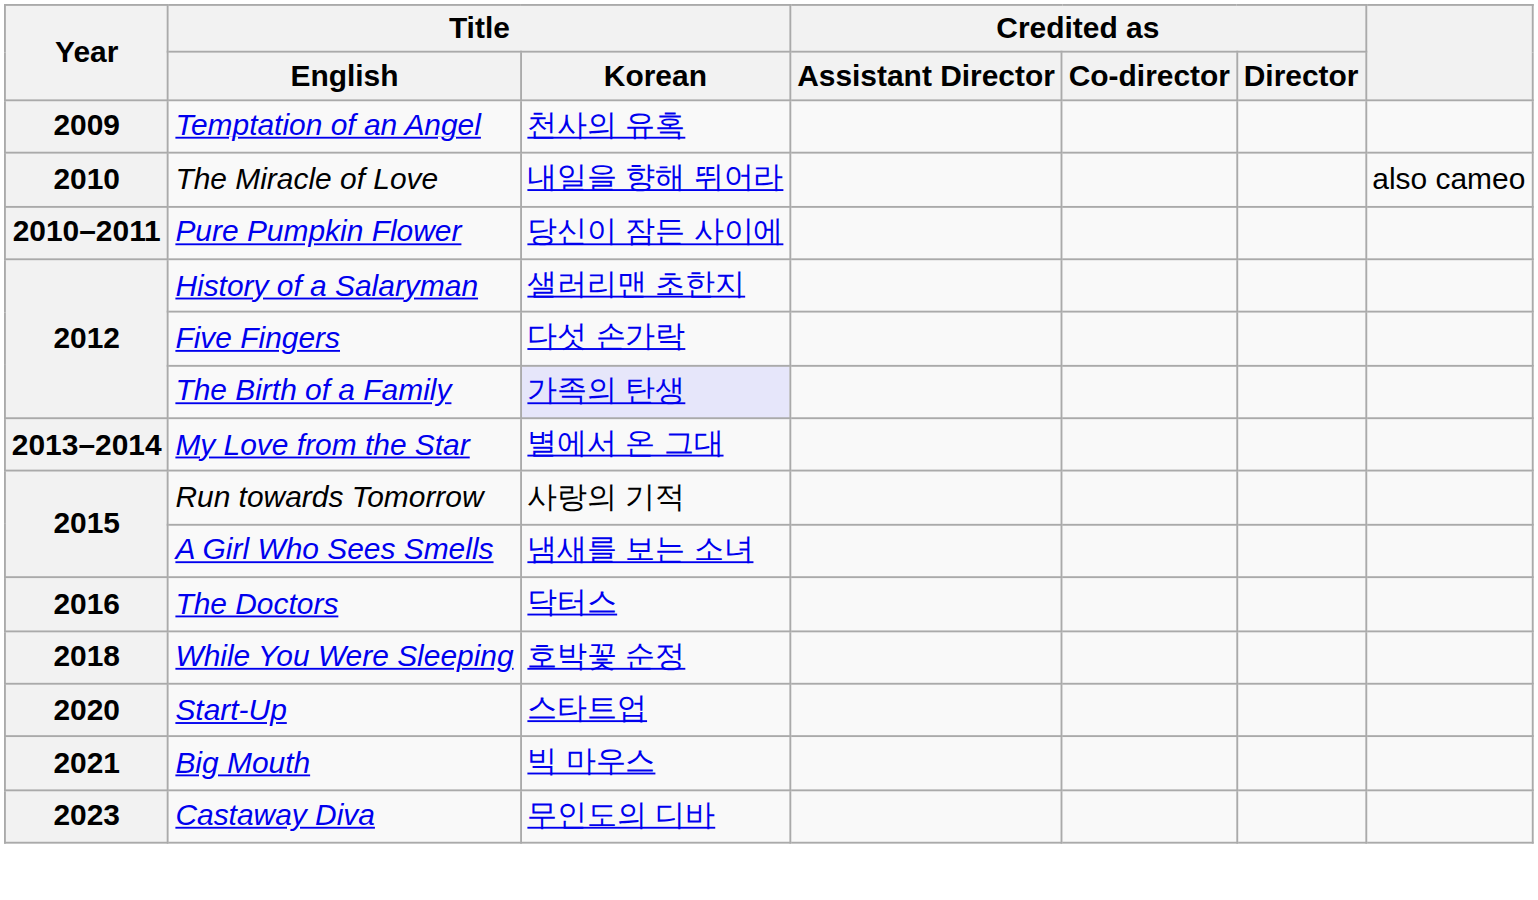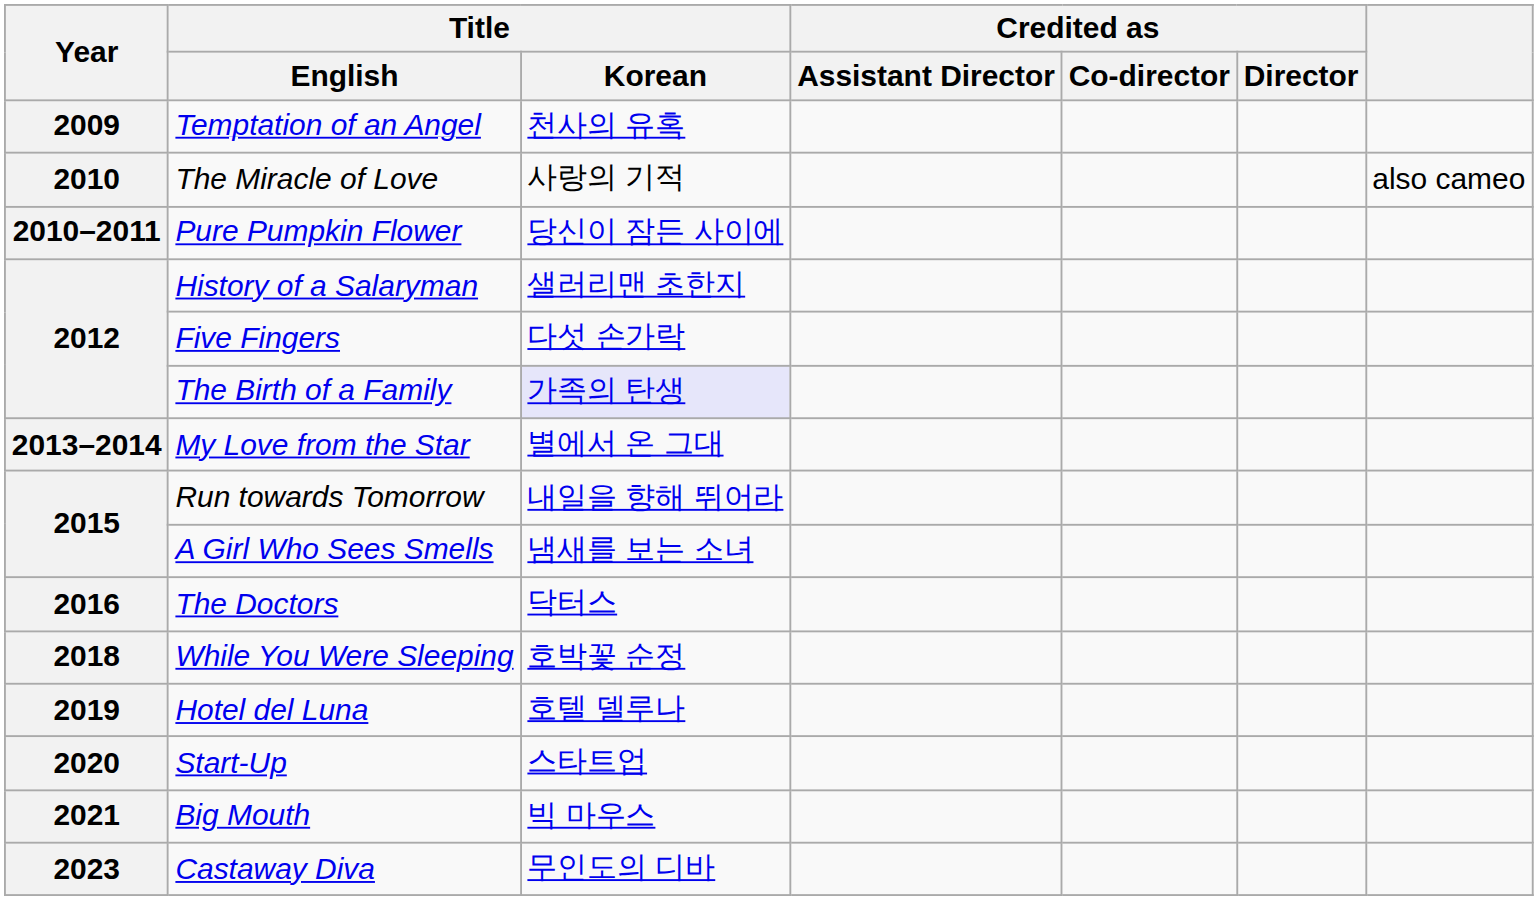(655, 178) 내일을 향해 뛰어라 -> (606, 178) 사랑의 기적
(606, 496) 사랑의 기적 -> (655, 496) 내일을 향해 뛰어라
+ row: (272, 709)
